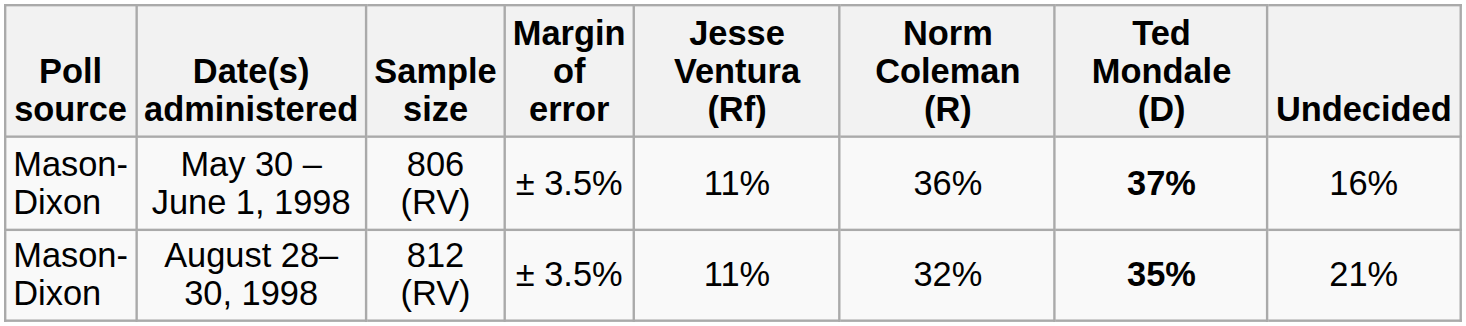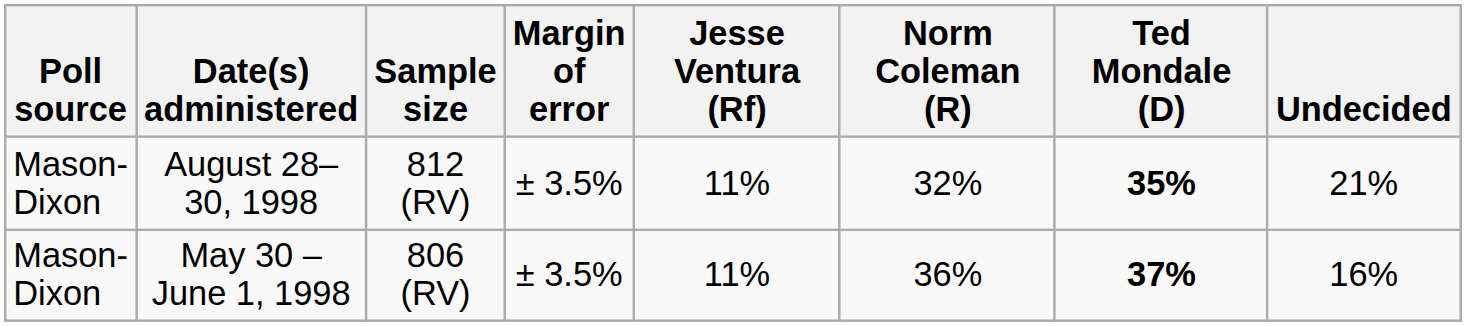rows swapped: (251, 275) <-> (251, 183)
